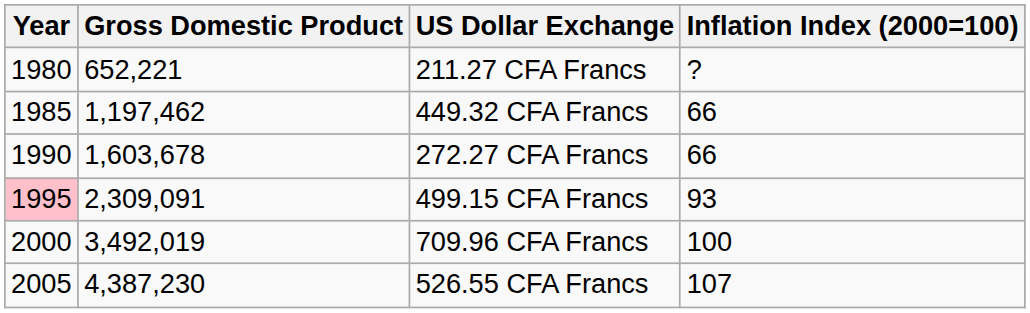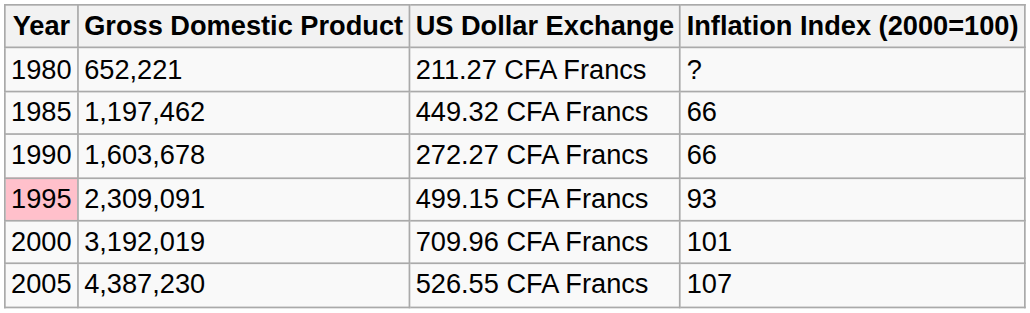(145, 241) 3,492,019 -> (145, 241) 3,192,019
(709, 241) 100 -> (709, 241) 101
